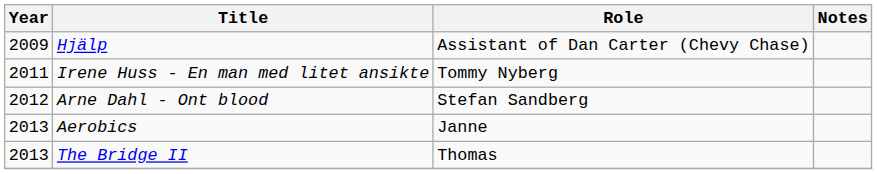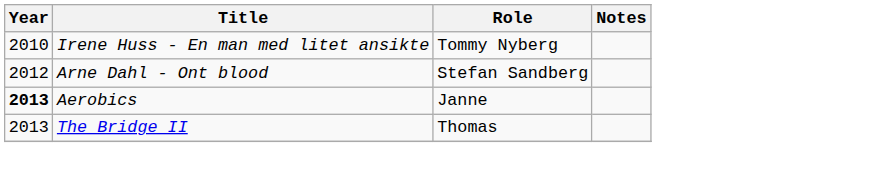- row: (82, 46)
(29, 73) 2011 -> (29, 46) 2010
(29, 128) normal -> (29, 100) bold
